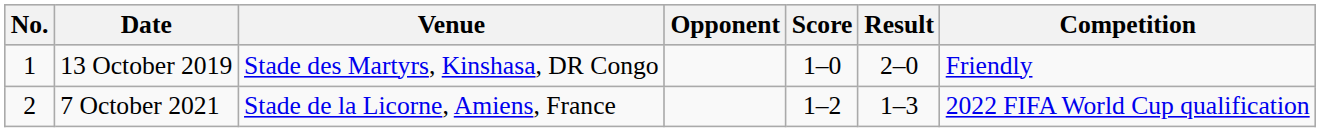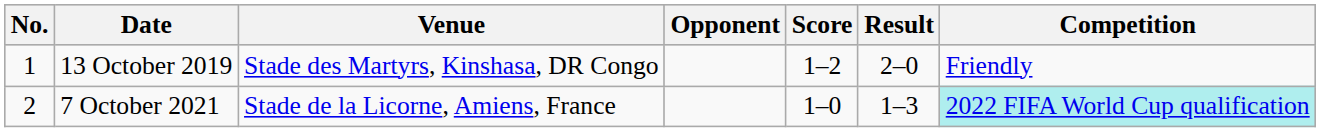(822, 65) 1–0 -> (822, 65) 1–2
(822, 106) 1–2 -> (822, 106) 1–0
(1128, 106) no background -> (1128, 106) paleturquoise background
